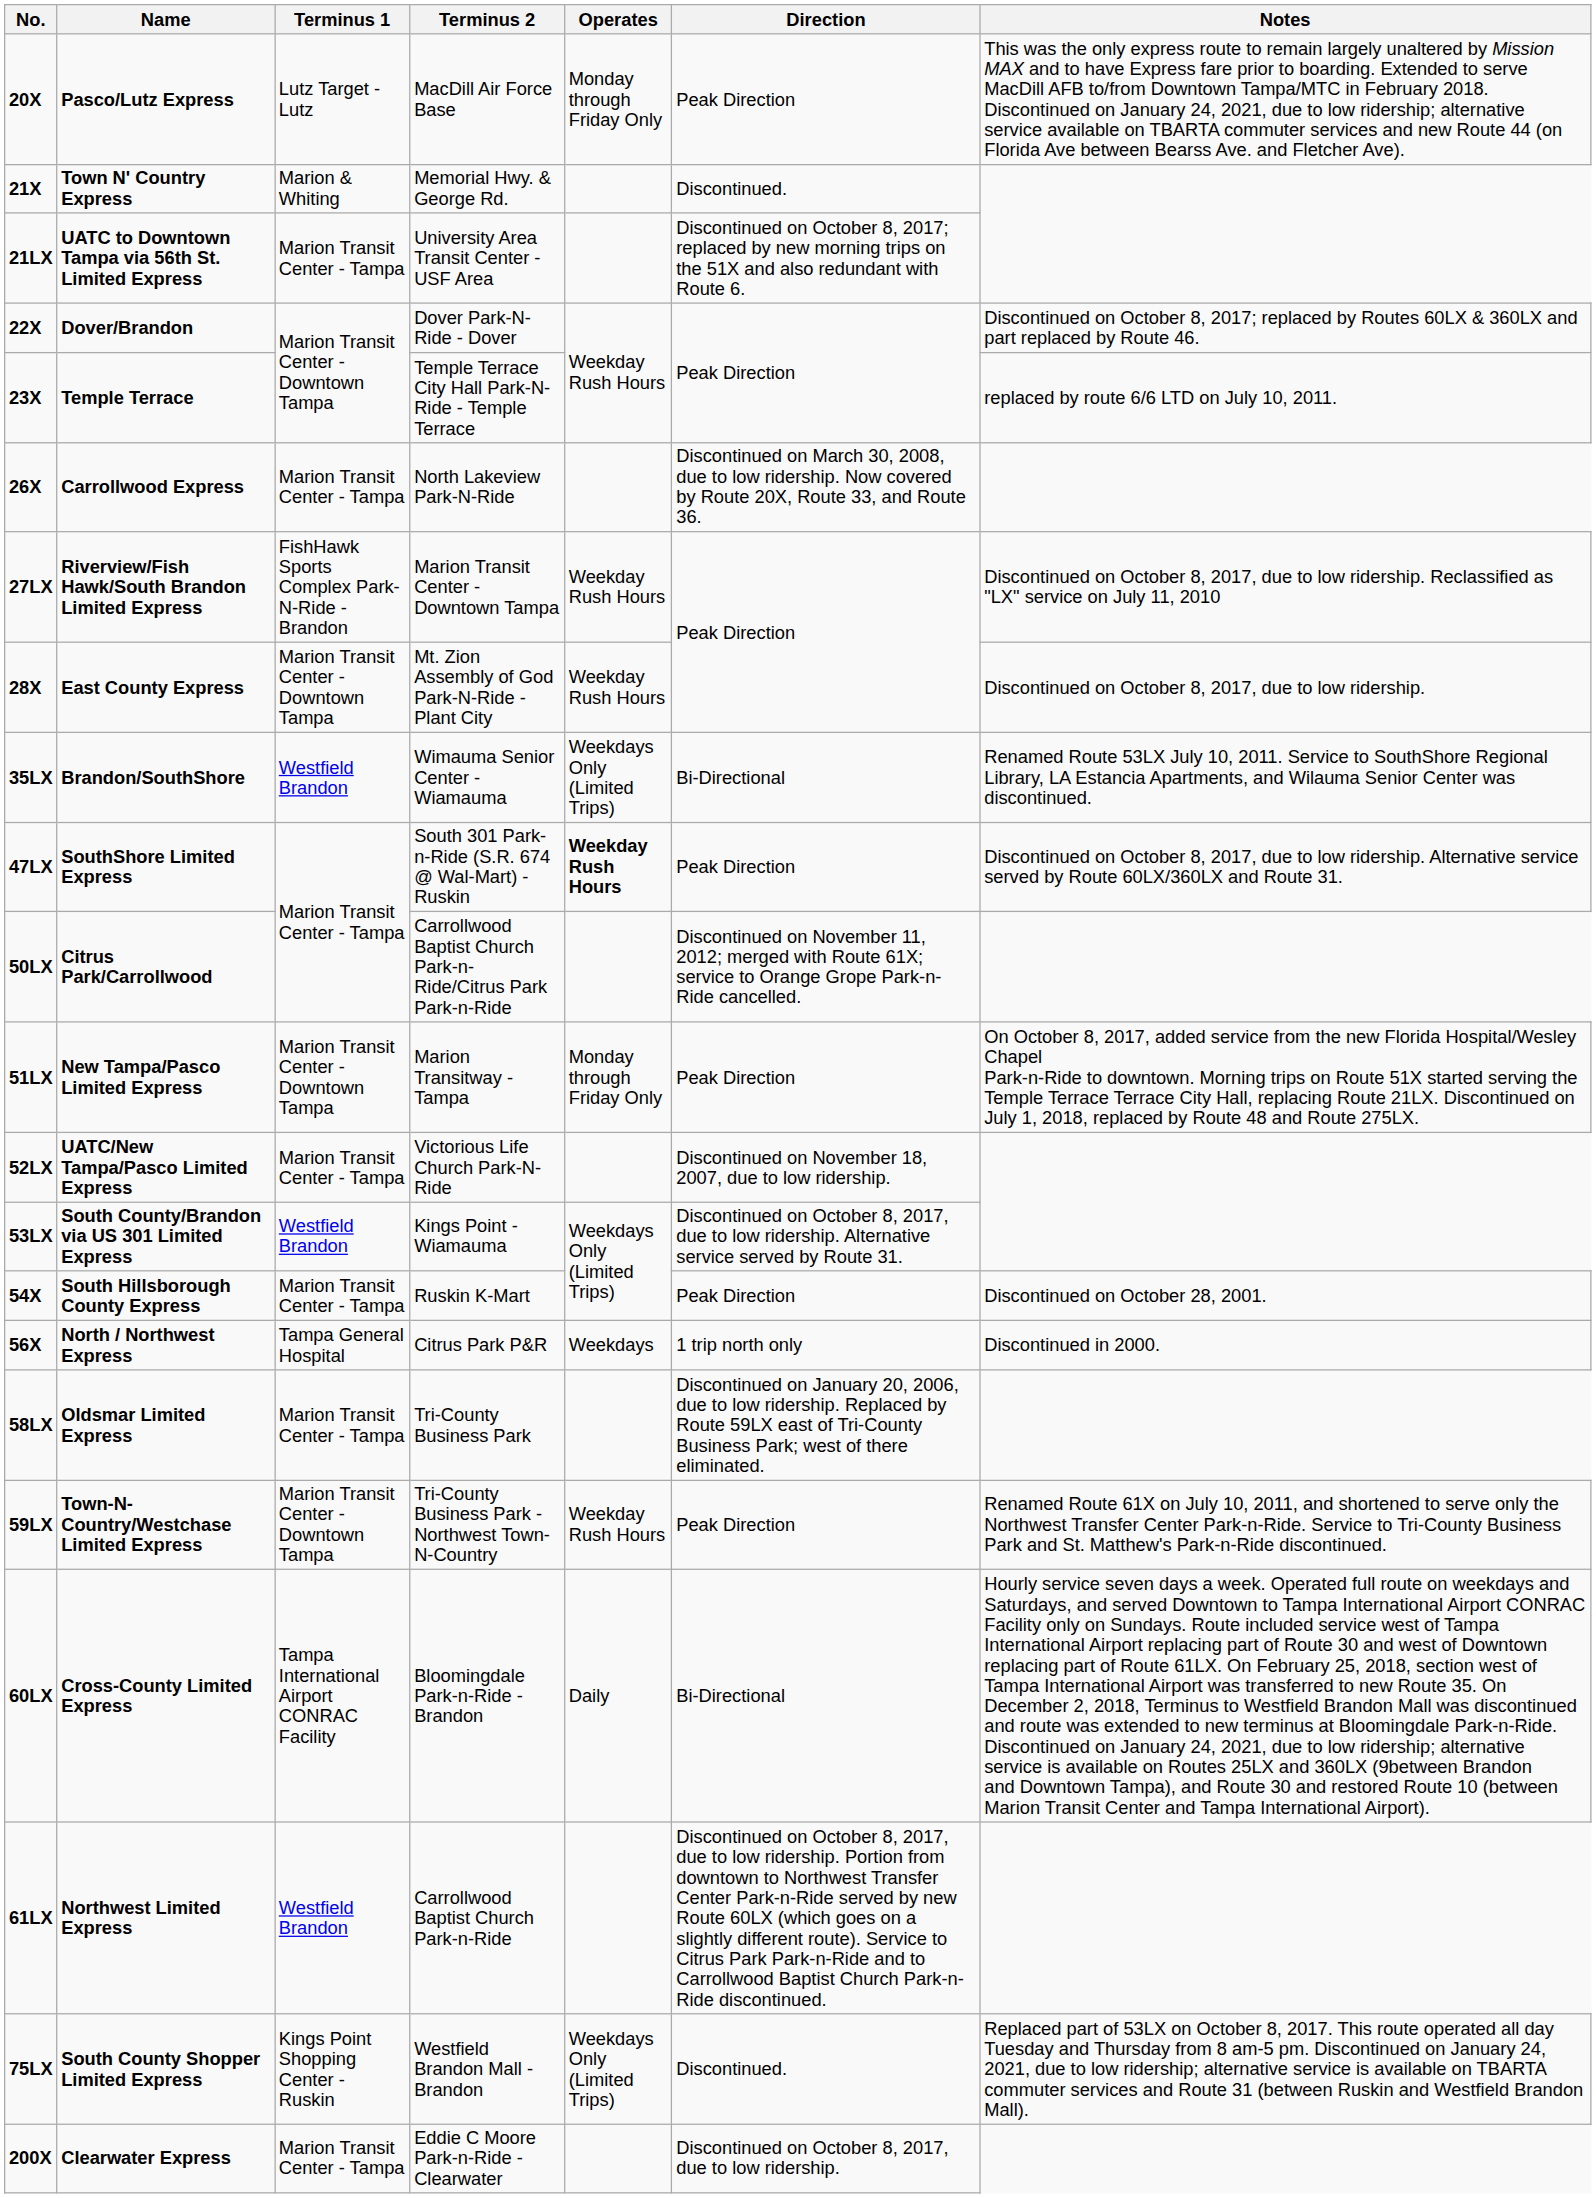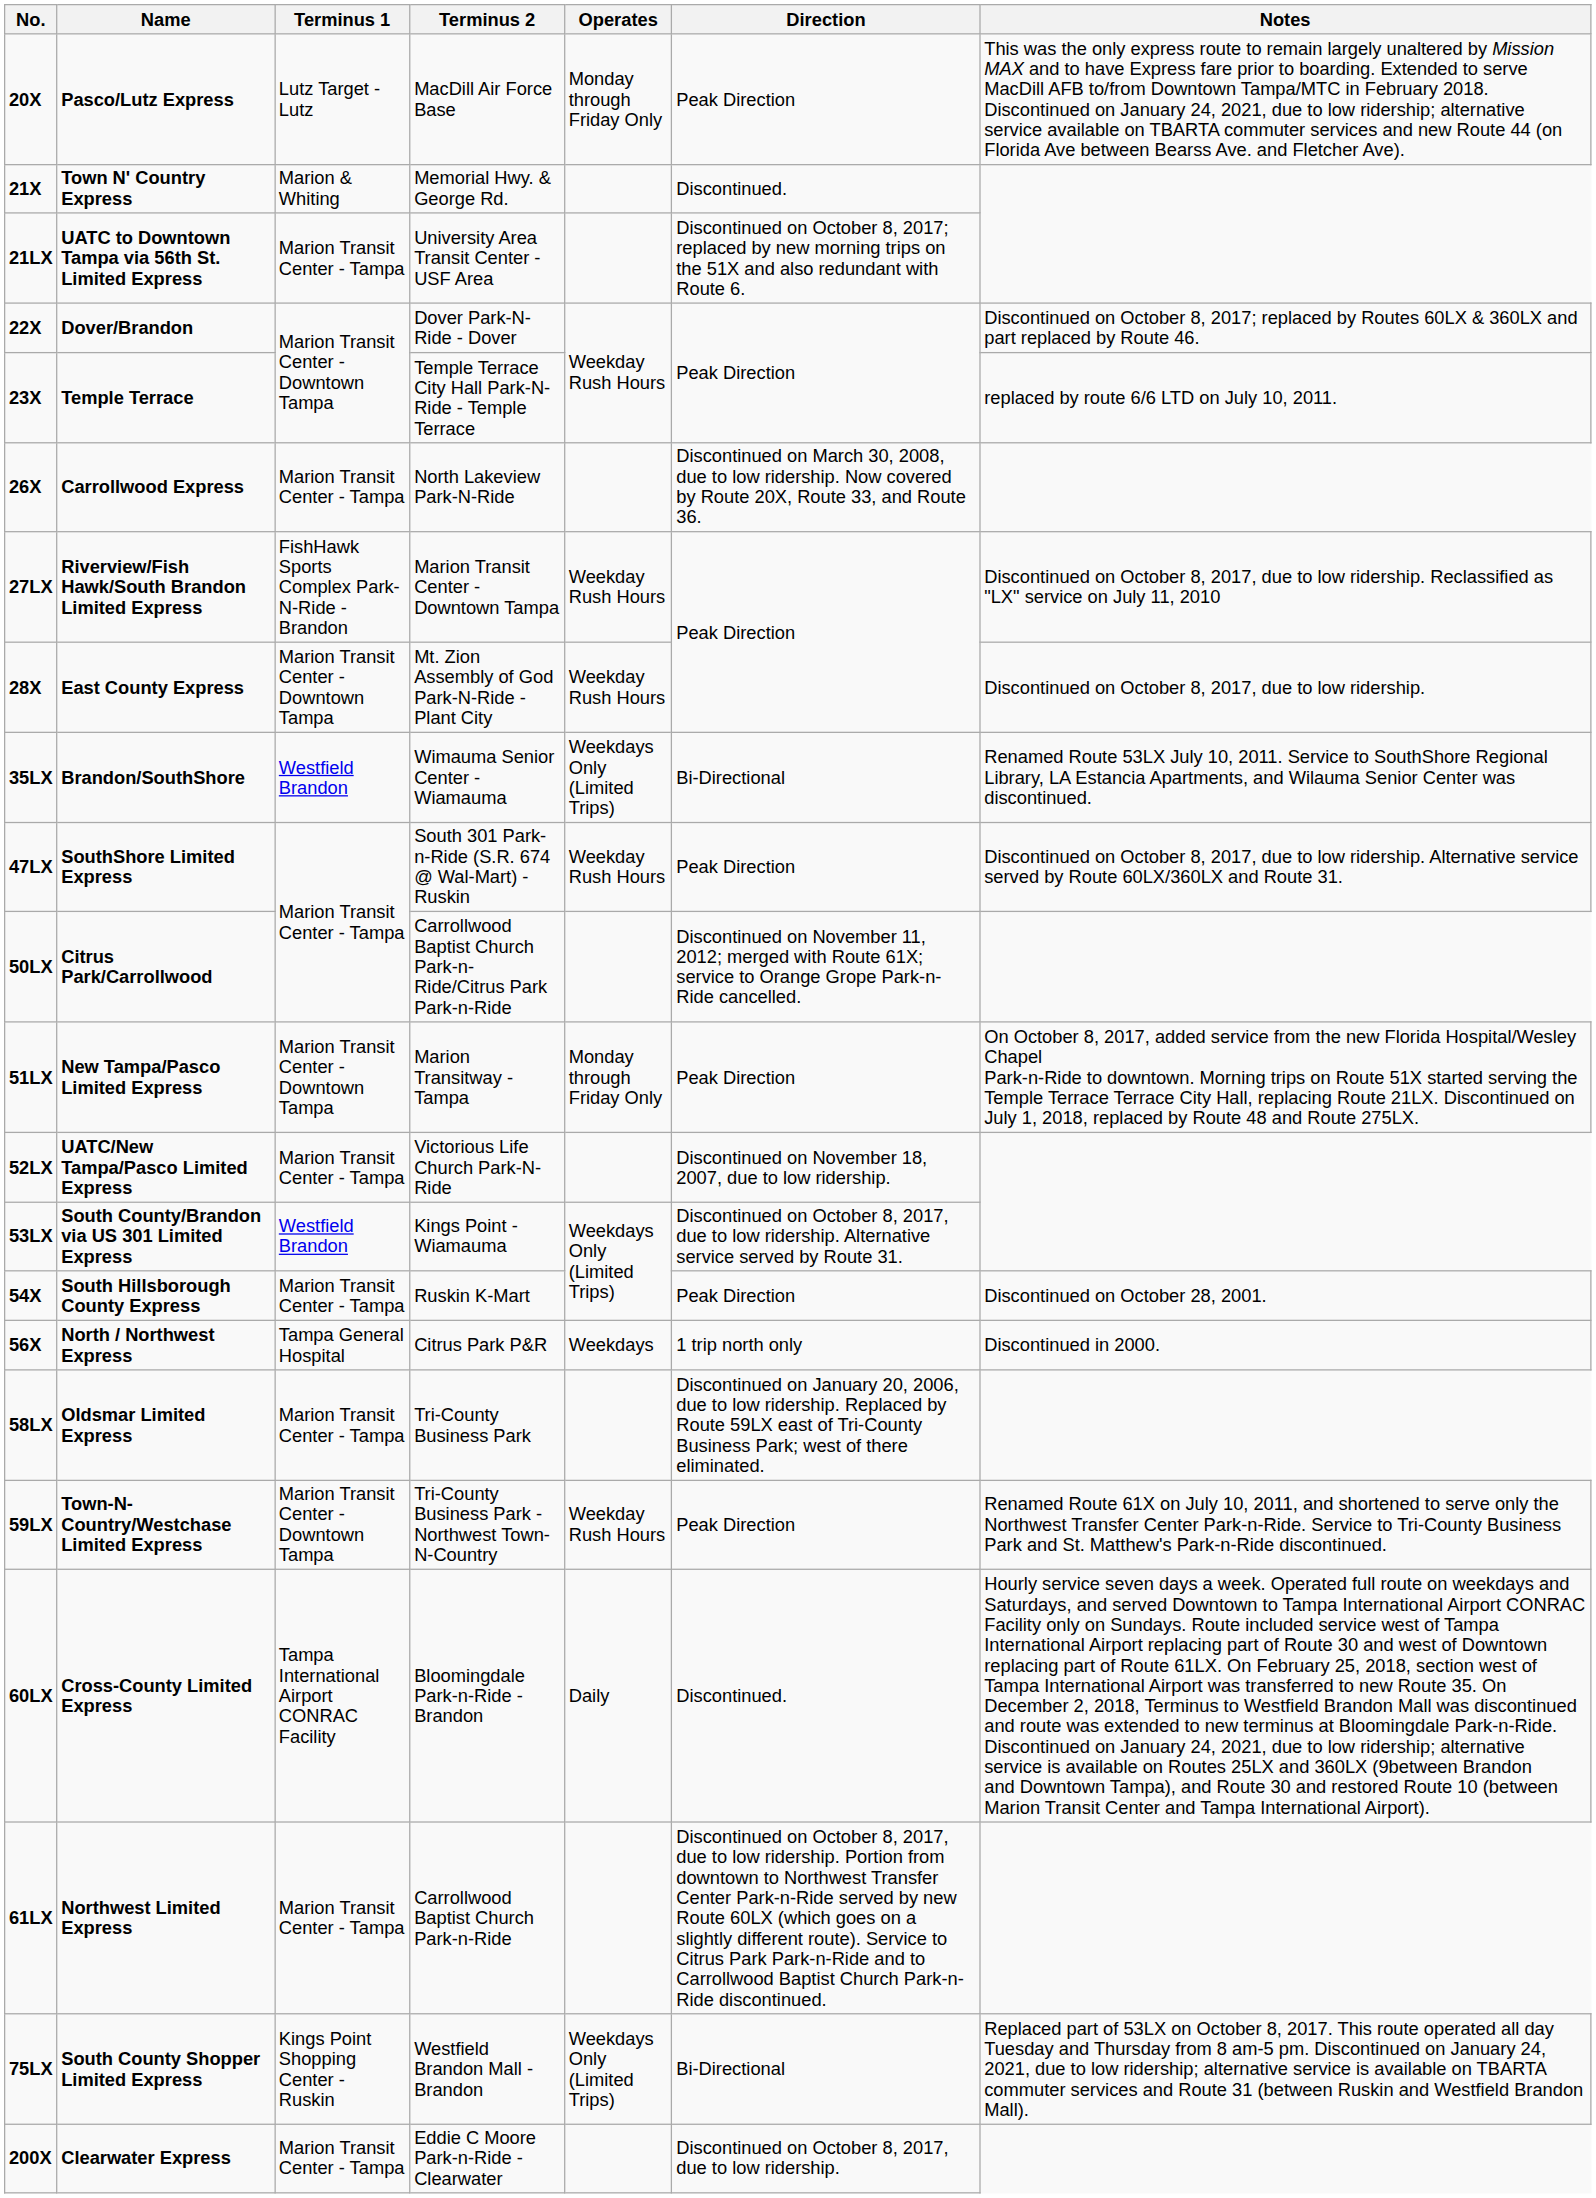(608, 867) bold -> (617, 867) normal
(731, 1696) Bi-Directional -> (732, 1696) Discontinued.
(316, 1918) Westfield Brandon -> (342, 1918) Marion Transit Center - Tampa
(732, 2069) Discontinued. -> (731, 2069) Bi-Directional
